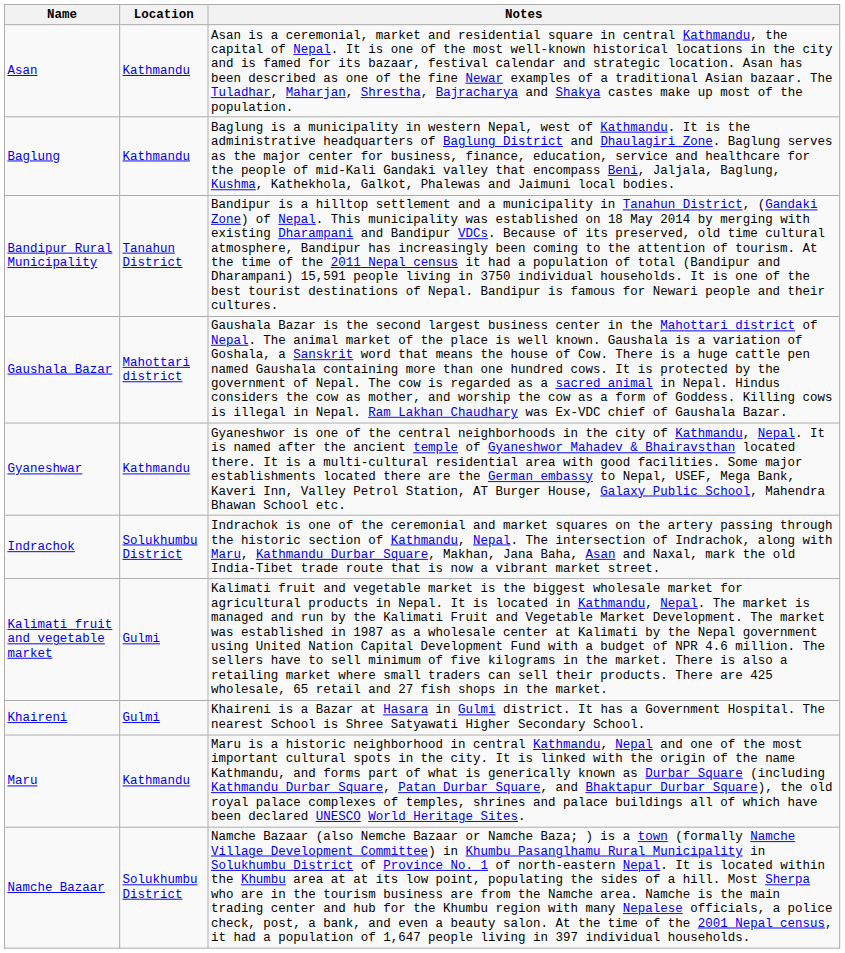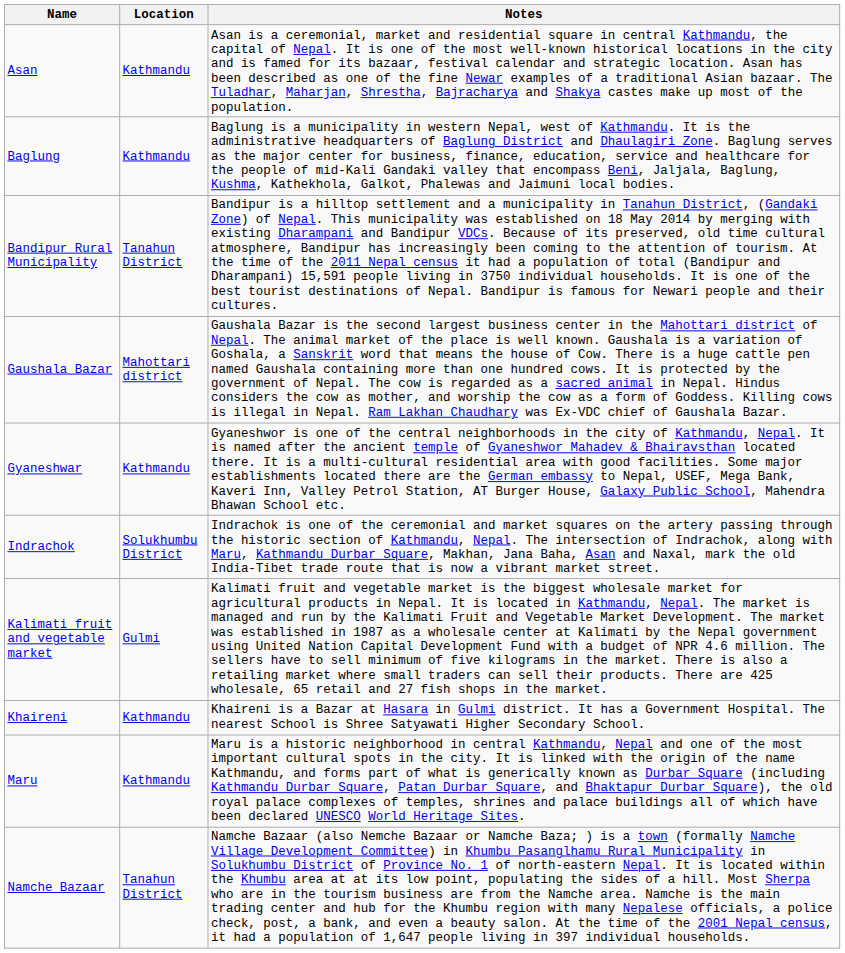(141, 717) Gulmi -> (156, 717) Kathmandu
(160, 888) Solukhumbu District -> (153, 888) Tanahun District
